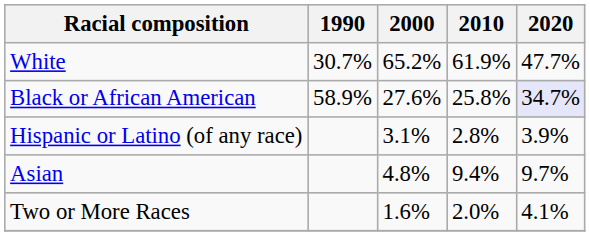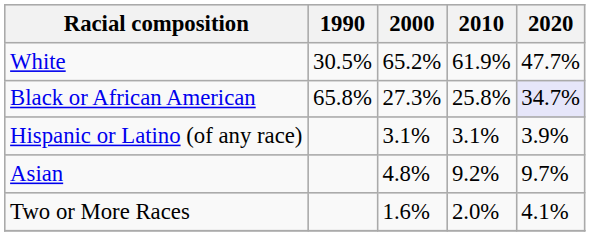(342, 61) 30.7% -> (342, 61) 30.5%
(342, 98) 58.9% -> (342, 98) 65.8%
(412, 98) 27.6% -> (412, 98) 27.3%
(476, 136) 2.8% -> (476, 136) 3.1%
(476, 173) 9.4% -> (476, 173) 9.2%
